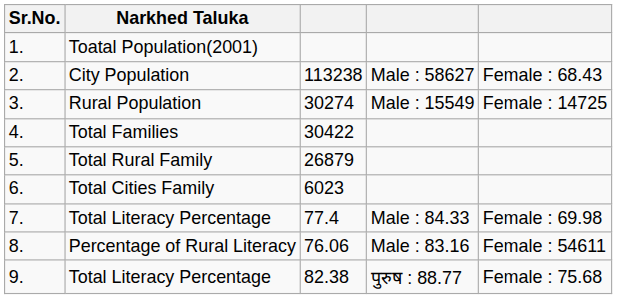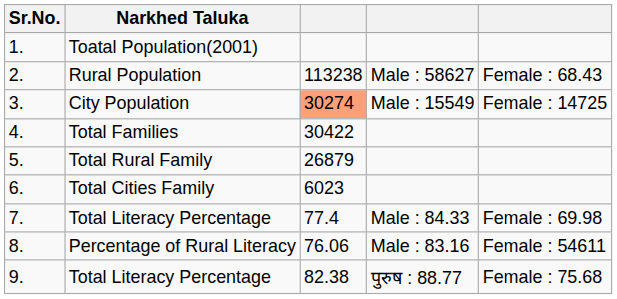(129, 75) City Population -> (135, 75) Rural Population
(135, 103) Rural Population -> (129, 103) City Population
(329, 103) no background -> (329, 103) lightsalmon background
